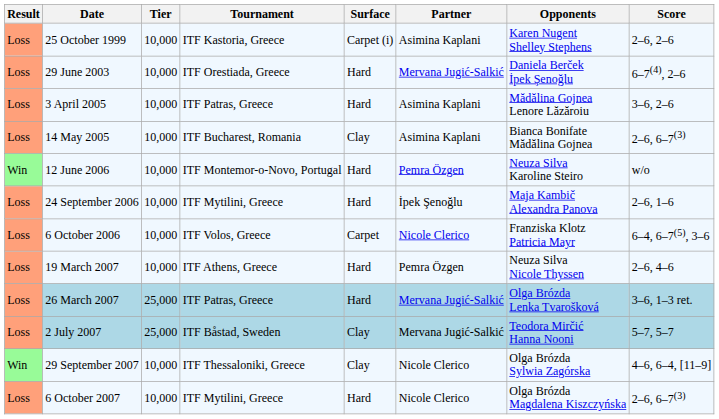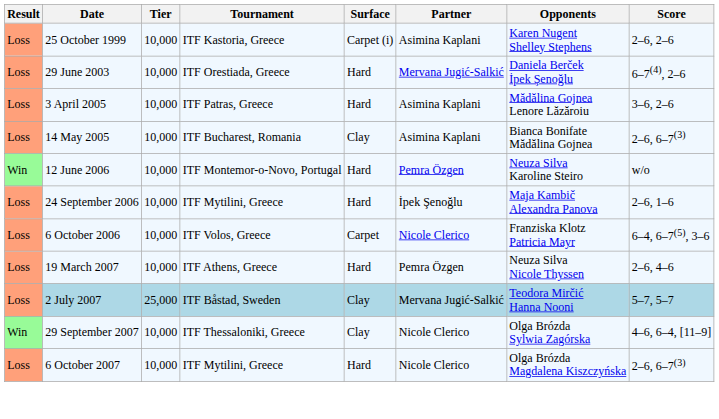- row: (82, 300)
